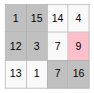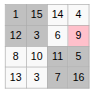(58, 46) 7 -> (58, 35) 6
+ row: (16, 56)
(37, 74) 1 -> (37, 77) 3
